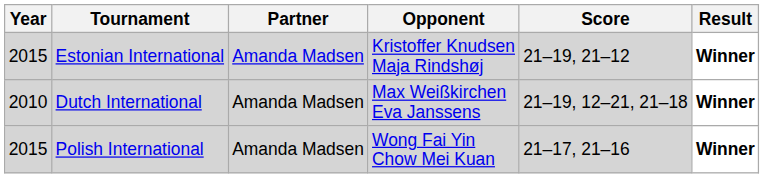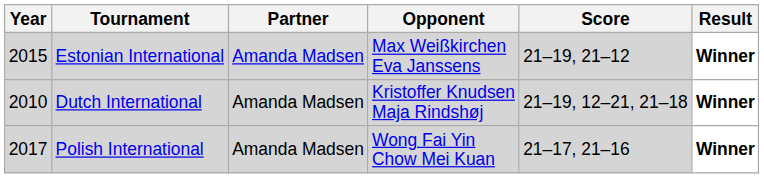(444, 56) Kristoffer Knudsen Maja Rindshøj -> (439, 56) Max Weißkirchen Eva Janssens
(439, 103) Max Weißkirchen Eva Janssens -> (444, 103) Kristoffer Knudsen Maja Rindshøj
(28, 150) 2015 -> (28, 150) 2017
